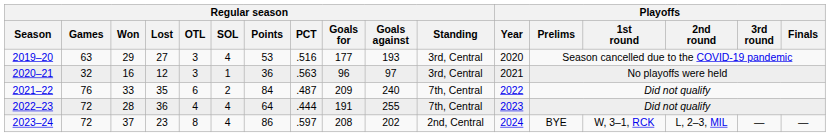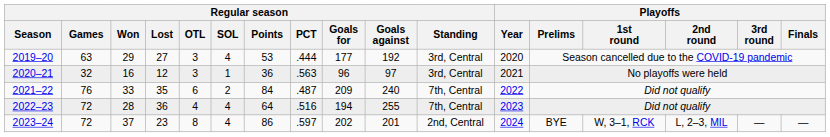(306, 57) .516 -> (306, 57) .444
(391, 57) 193 -> (391, 57) 192
(306, 106) .444 -> (306, 106) .516
(344, 106) 191 -> (344, 106) 194
(344, 123) 208 -> (344, 123) 202
(391, 123) 202 -> (391, 123) 201
